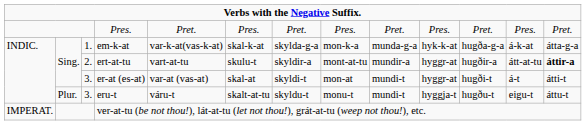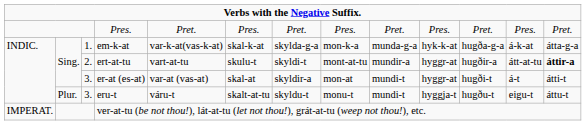(293, 62) skyldir-a -> (290, 62) skyldi-t
(290, 78) skyldi-t -> (293, 78) skyldir-a
